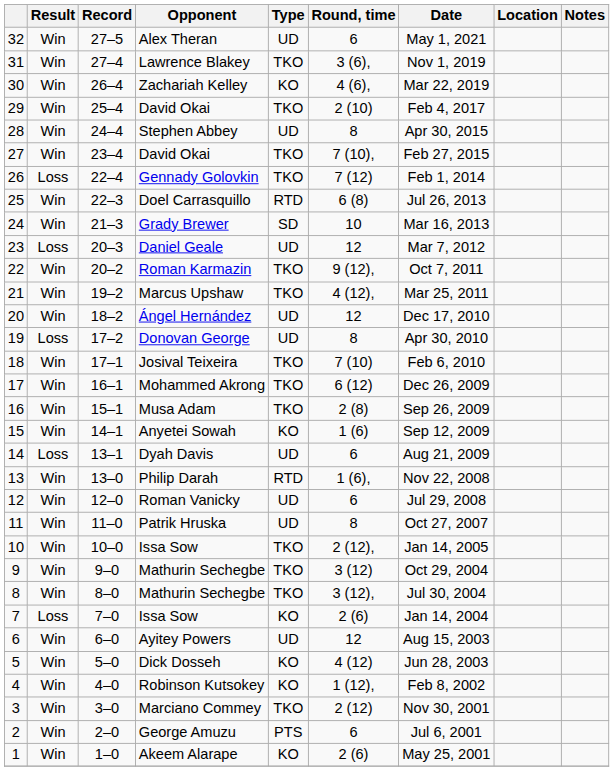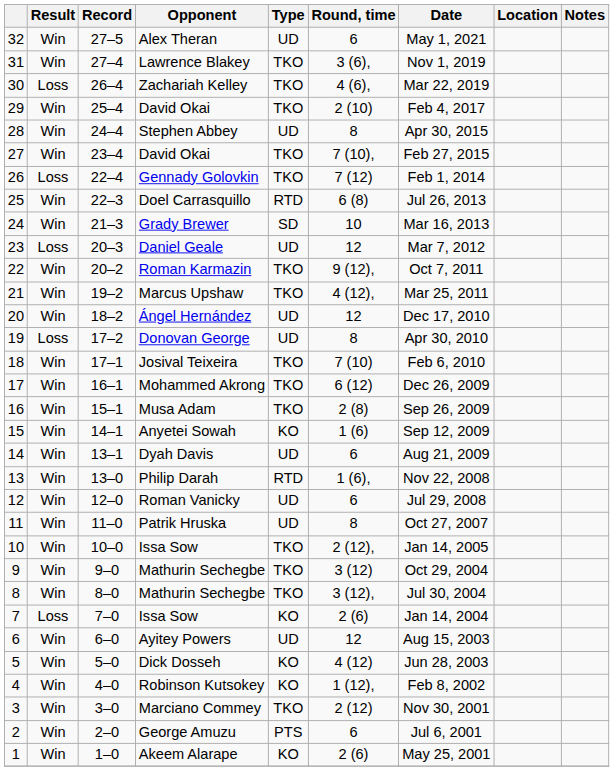(53, 85) Win -> (53, 85) Loss
(288, 85) KO -> (288, 85) TKO
(53, 454) Loss -> (53, 454) Win
